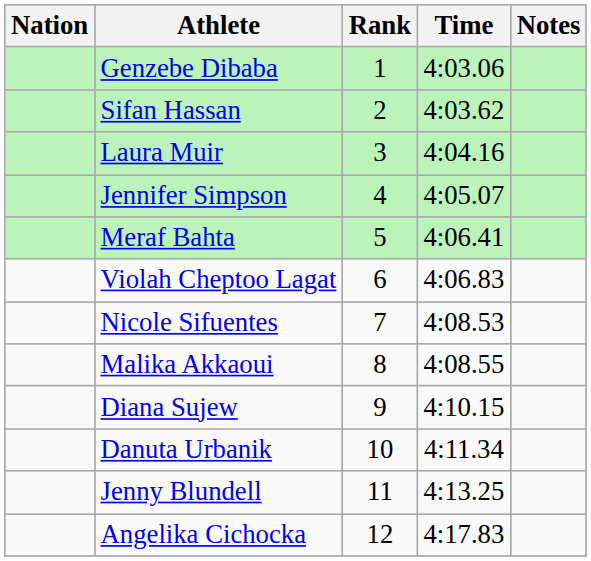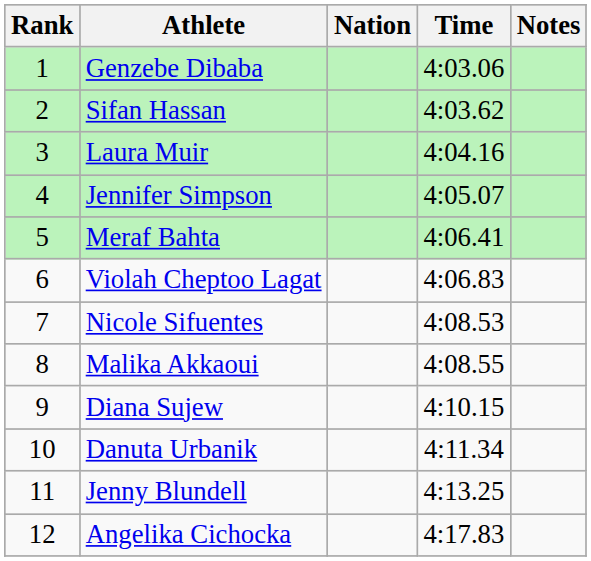columns swapped: (380, 25) <-> (50, 25)
